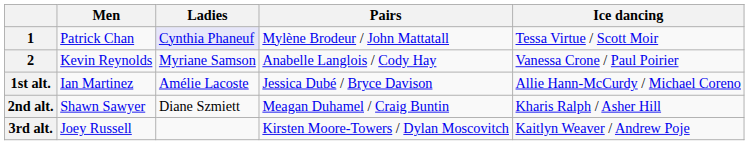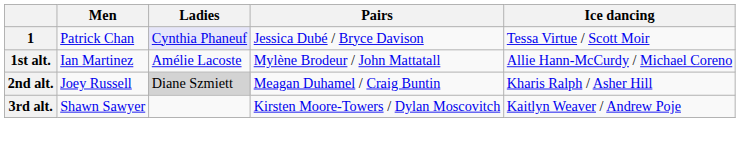(356, 38) Mylène Brodeur / John Mattatall -> (339, 38) Jessica Dubé / Bryce Davison
- row: (31, 60)
(347, 83) Jessica Dubé / Bryce Davison -> (347, 60) Mylène Brodeur / John Mattatall
(103, 106) Shawn Sawyer -> (96, 83) Joey Russell
(199, 106) no background -> (192, 83) lightgrey background
(96, 128) Joey Russell -> (103, 106) Shawn Sawyer
